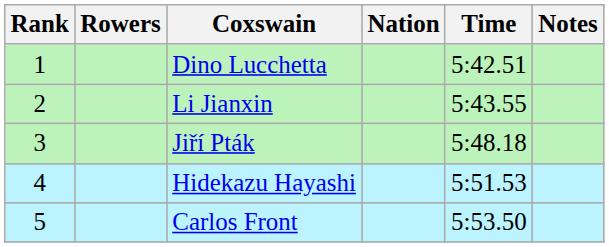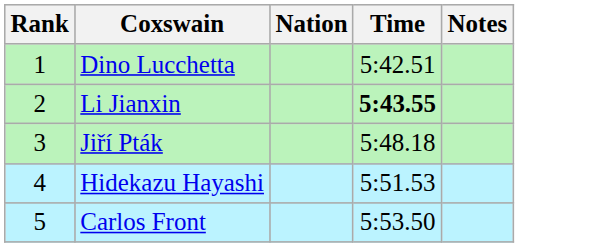- column: (121, 24)
(489, 103) normal -> (398, 103) bold
